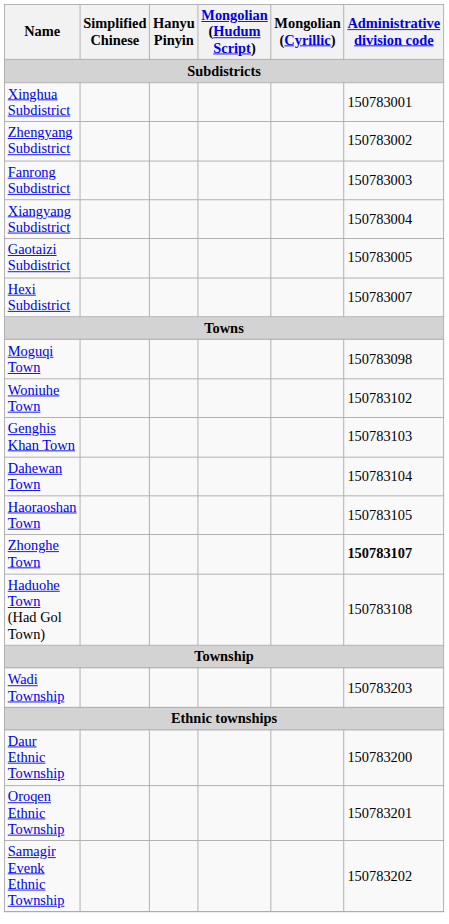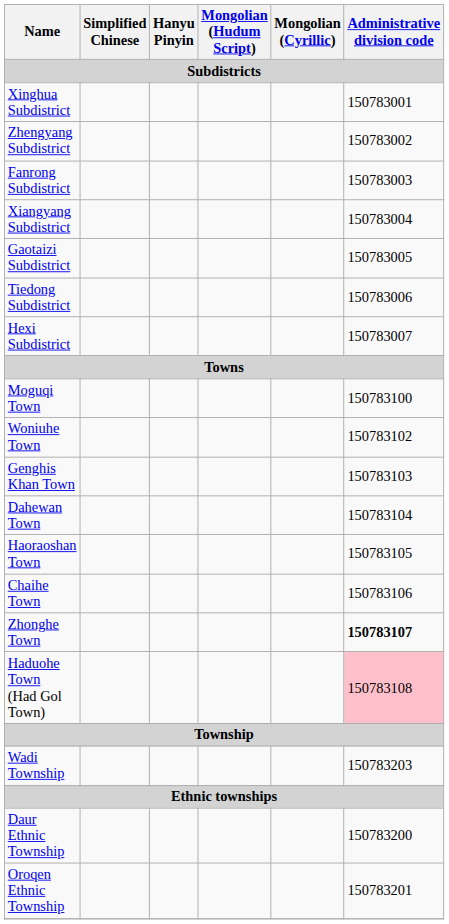+ row: (39, 297)
(380, 359) 150783098 -> (380, 398) 150783100
+ row: (28, 593)
(380, 609) no background -> (380, 687) pink background
- row: (36, 876)
